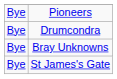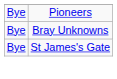- row: (70, 30)
